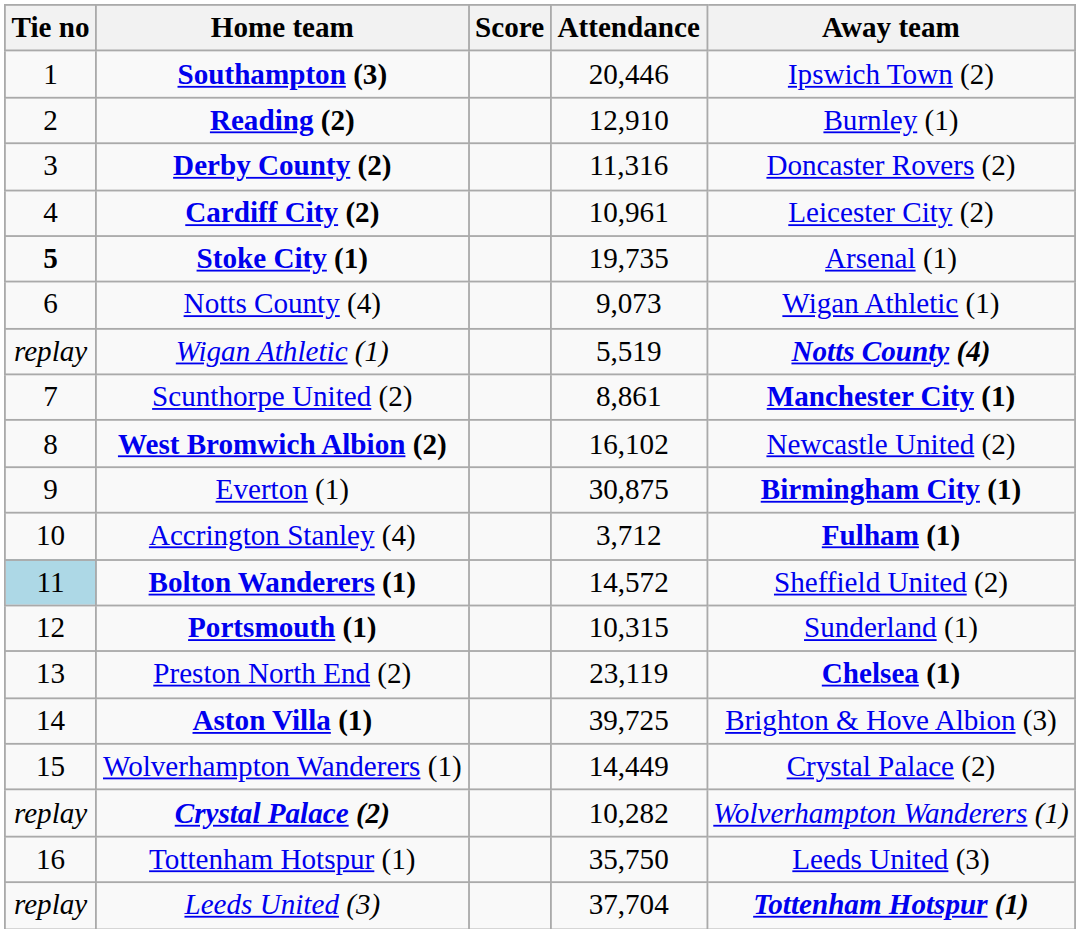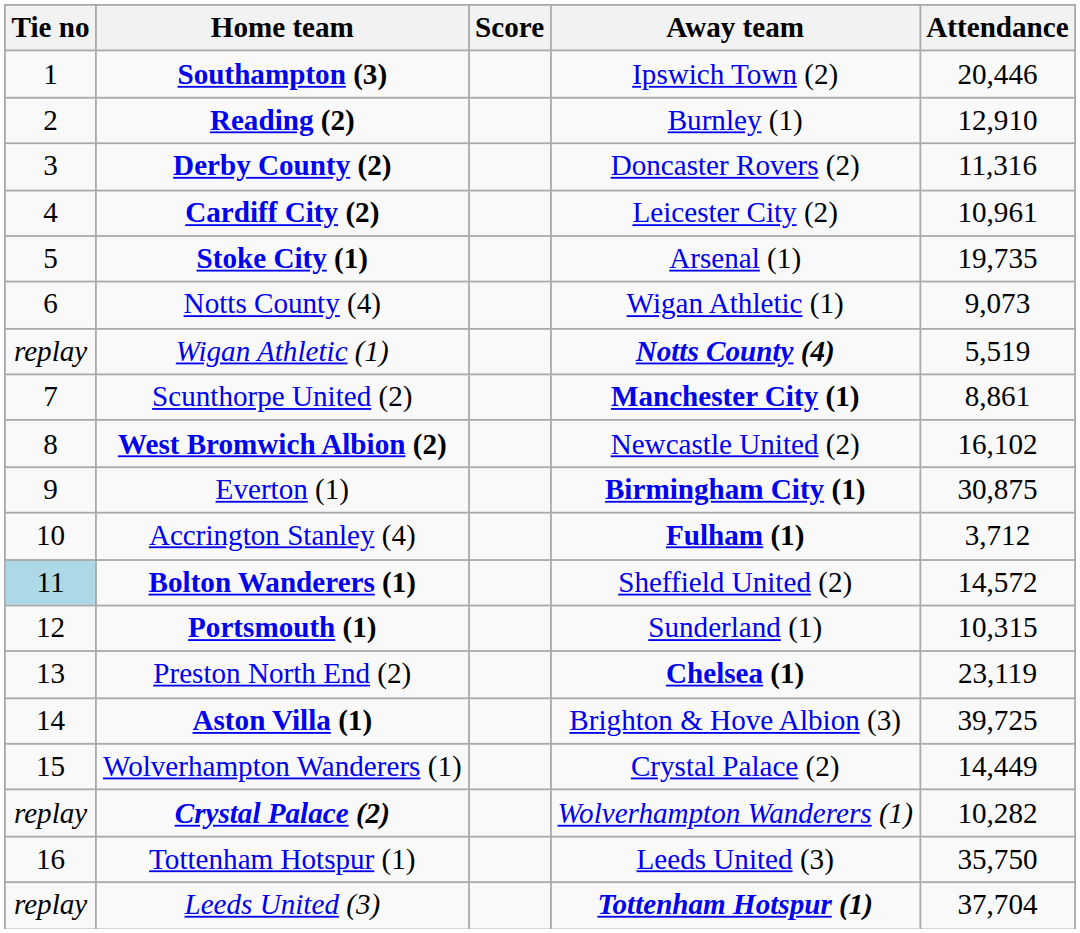columns swapped: (891, 27) <-> (629, 27)
(51, 258) bold -> (51, 258) normal
